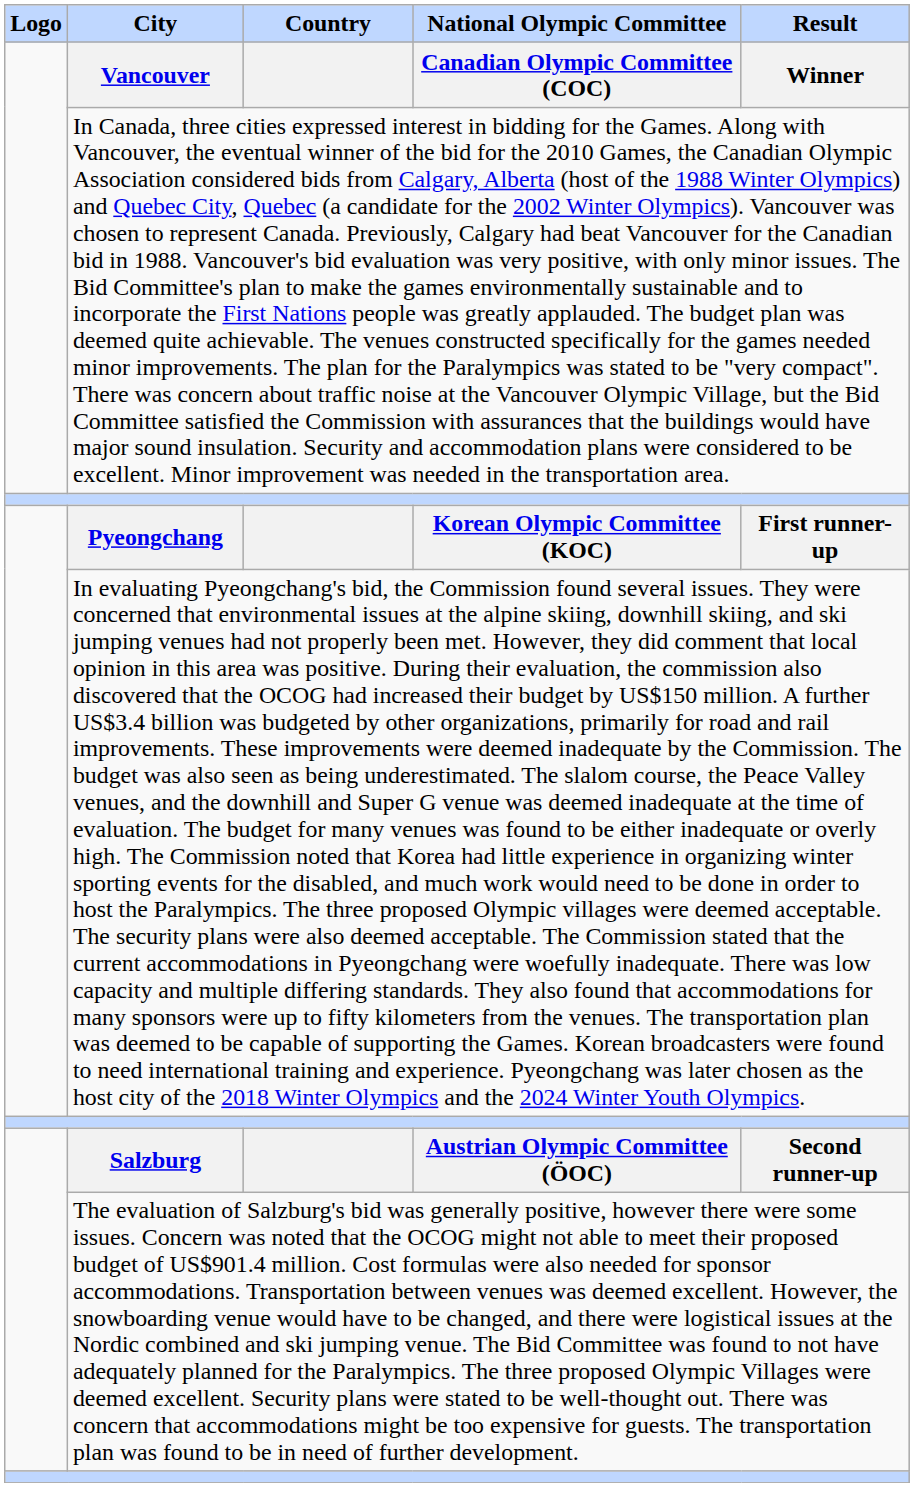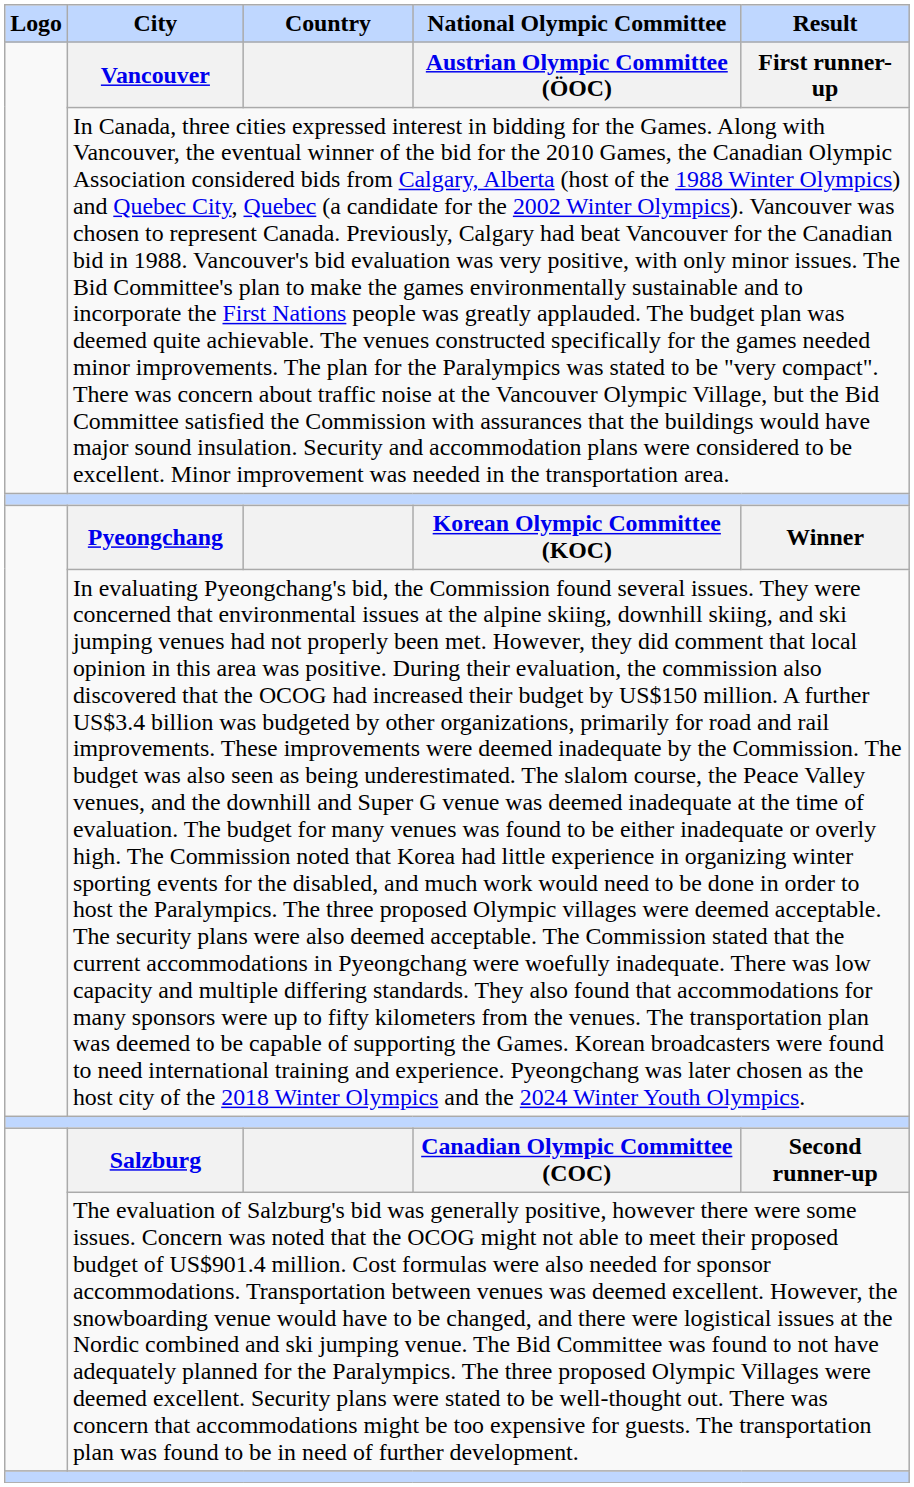(577, 74) Canadian Olympic Committee (COC) -> (577, 74) Austrian Olympic Committee (ÖOC)
(825, 74) Winner -> (825, 74) First runner-up
(825, 536) First runner-up -> (825, 536) Winner
(577, 1159) Austrian Olympic Committee (ÖOC) -> (577, 1159) Canadian Olympic Committee (COC)
